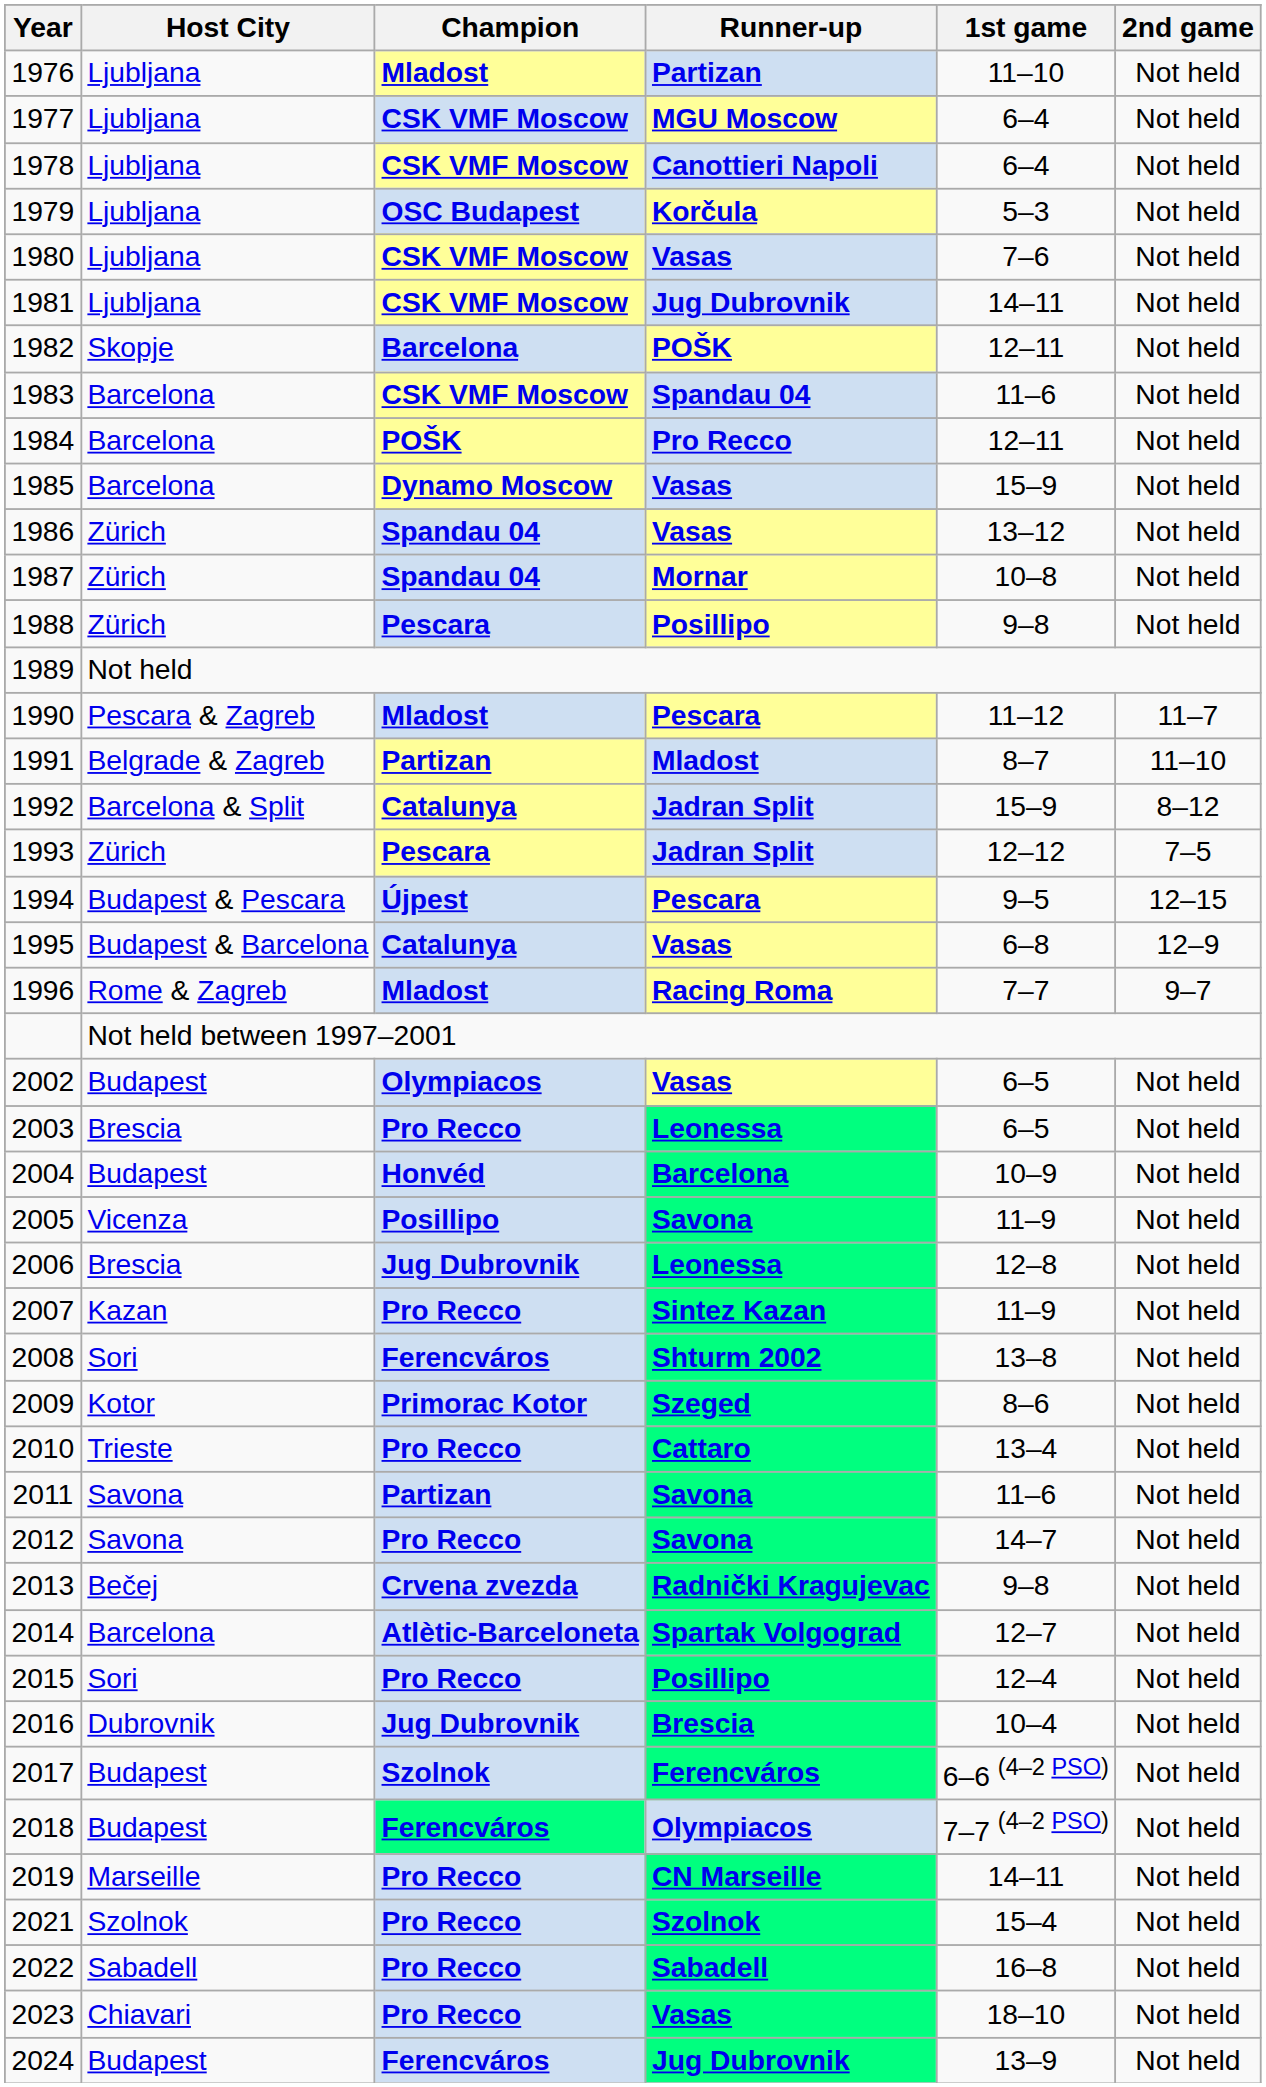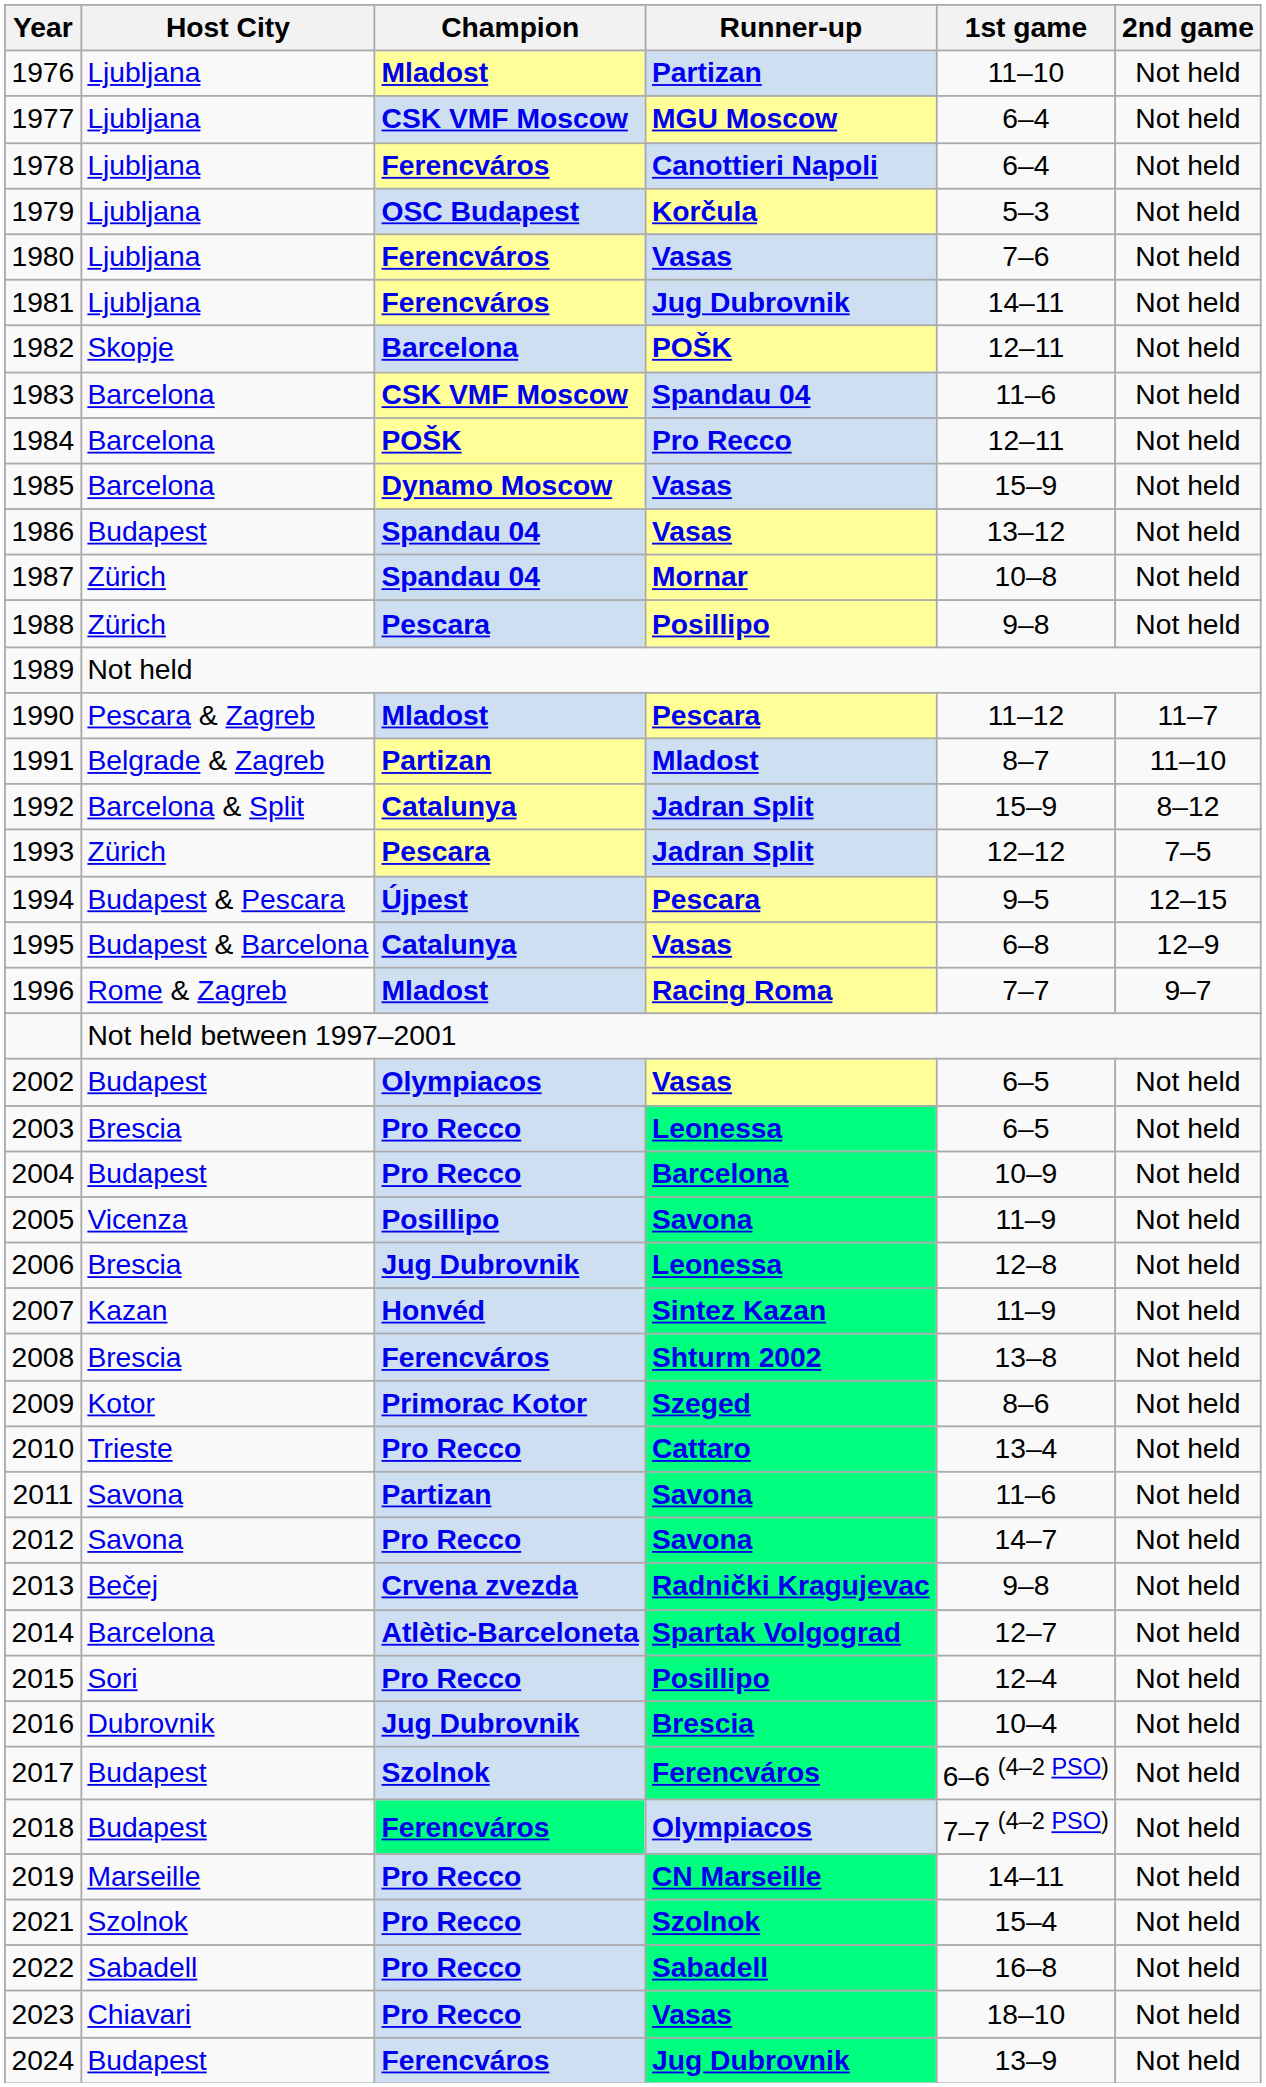(505, 164) CSK VMF Moscow -> (466, 164) Ferencváros
(505, 256) CSK VMF Moscow -> (466, 256) Ferencváros
(505, 301) CSK VMF Moscow -> (466, 301) Ferencváros
(127, 531) Zürich -> (147, 531) Budapest
(433, 1172) Honvéd -> (451, 1172) Pro Recco
(451, 1310) Pro Recco -> (433, 1310) Honvéd
(112, 1356) Sori -> (134, 1356) Brescia
